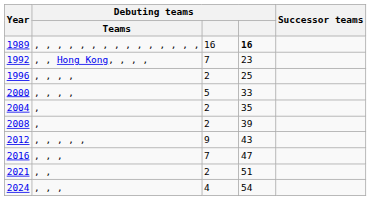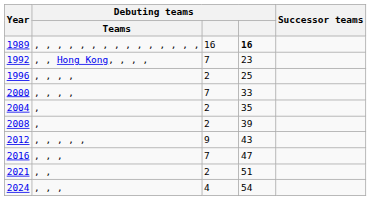(207, 92) 5 -> (207, 92) 7
